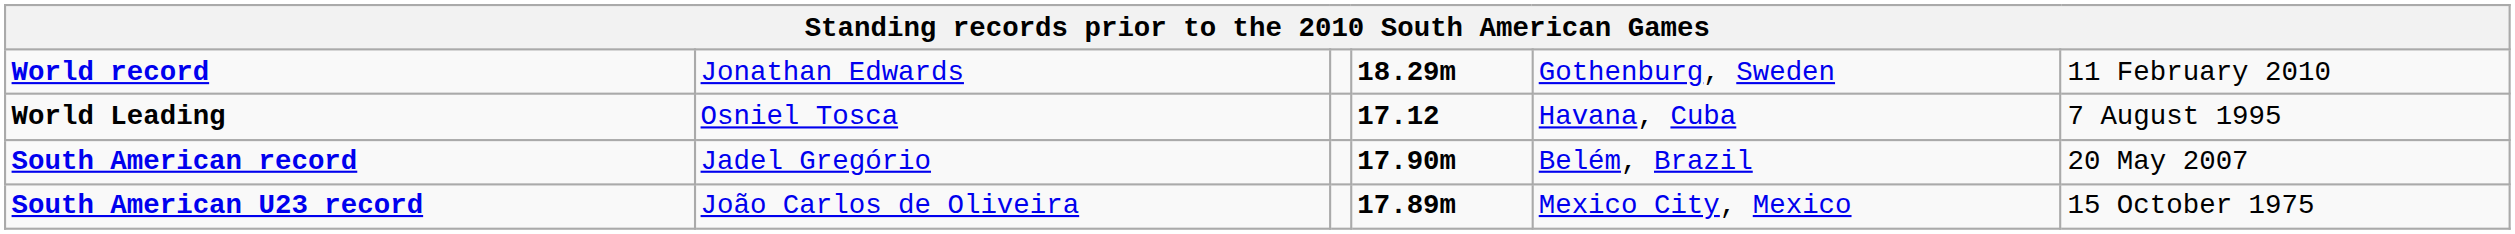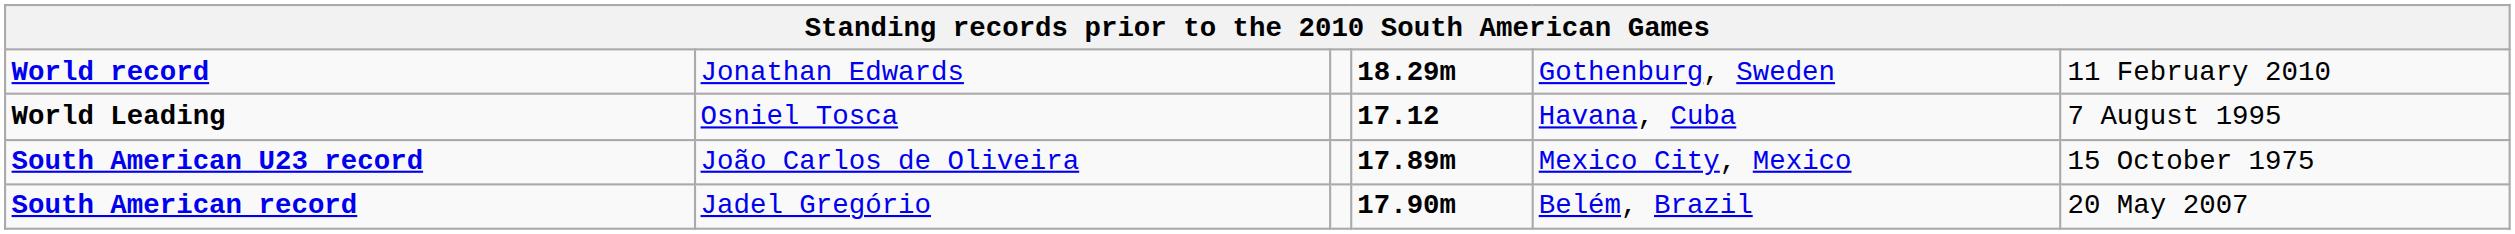rows swapped: (184, 162) <-> (217, 206)
